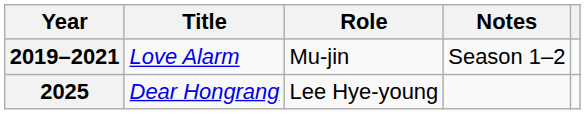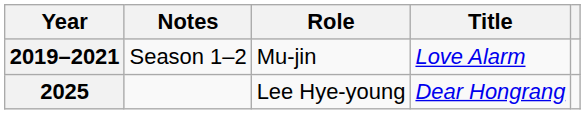columns swapped: (205, 21) <-> (507, 21)
